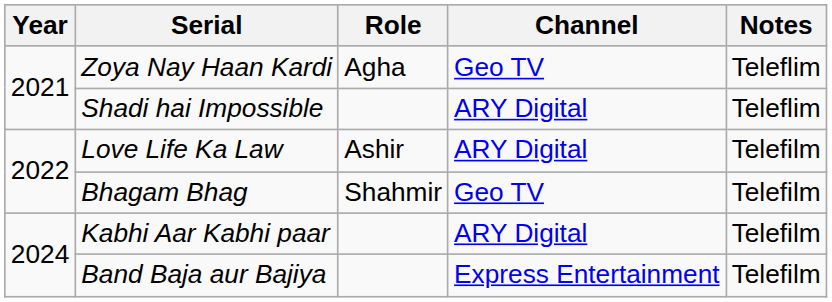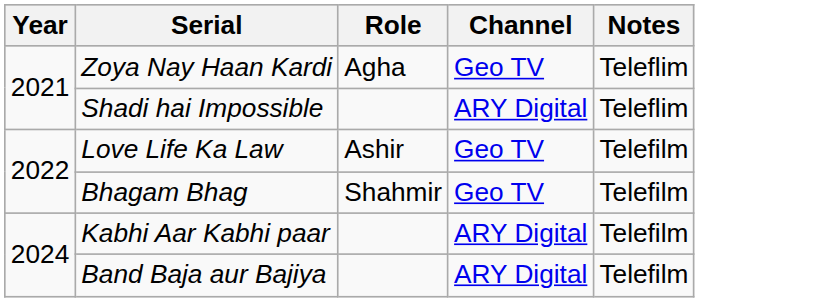(521, 150) ARY Digital -> (499, 150) Geo TV
(587, 274) Express Entertainment -> (521, 274) ARY Digital
